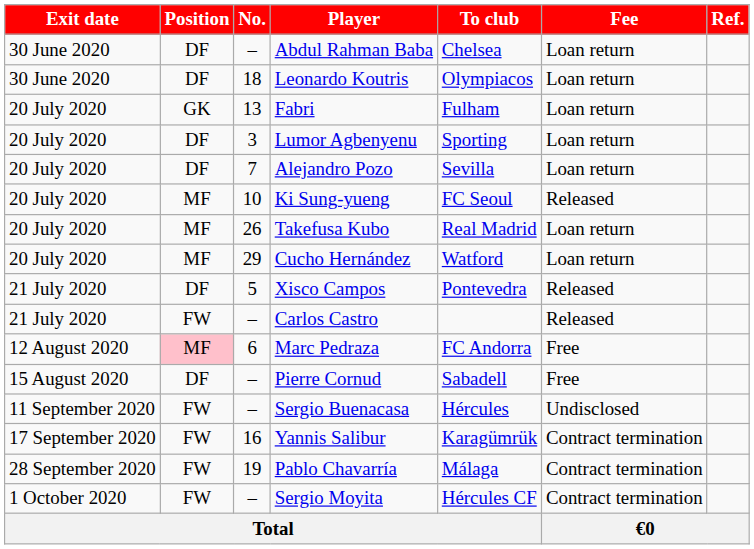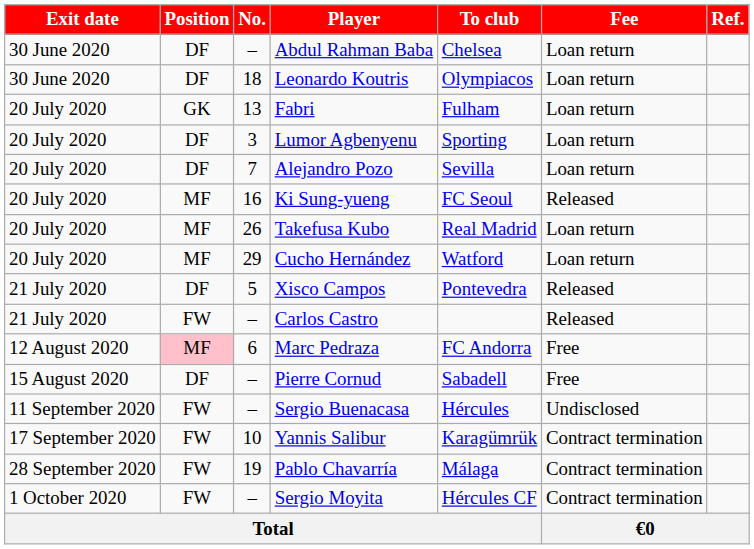(252, 199) 10 -> (252, 199) 16
(252, 438) 16 -> (252, 438) 10
